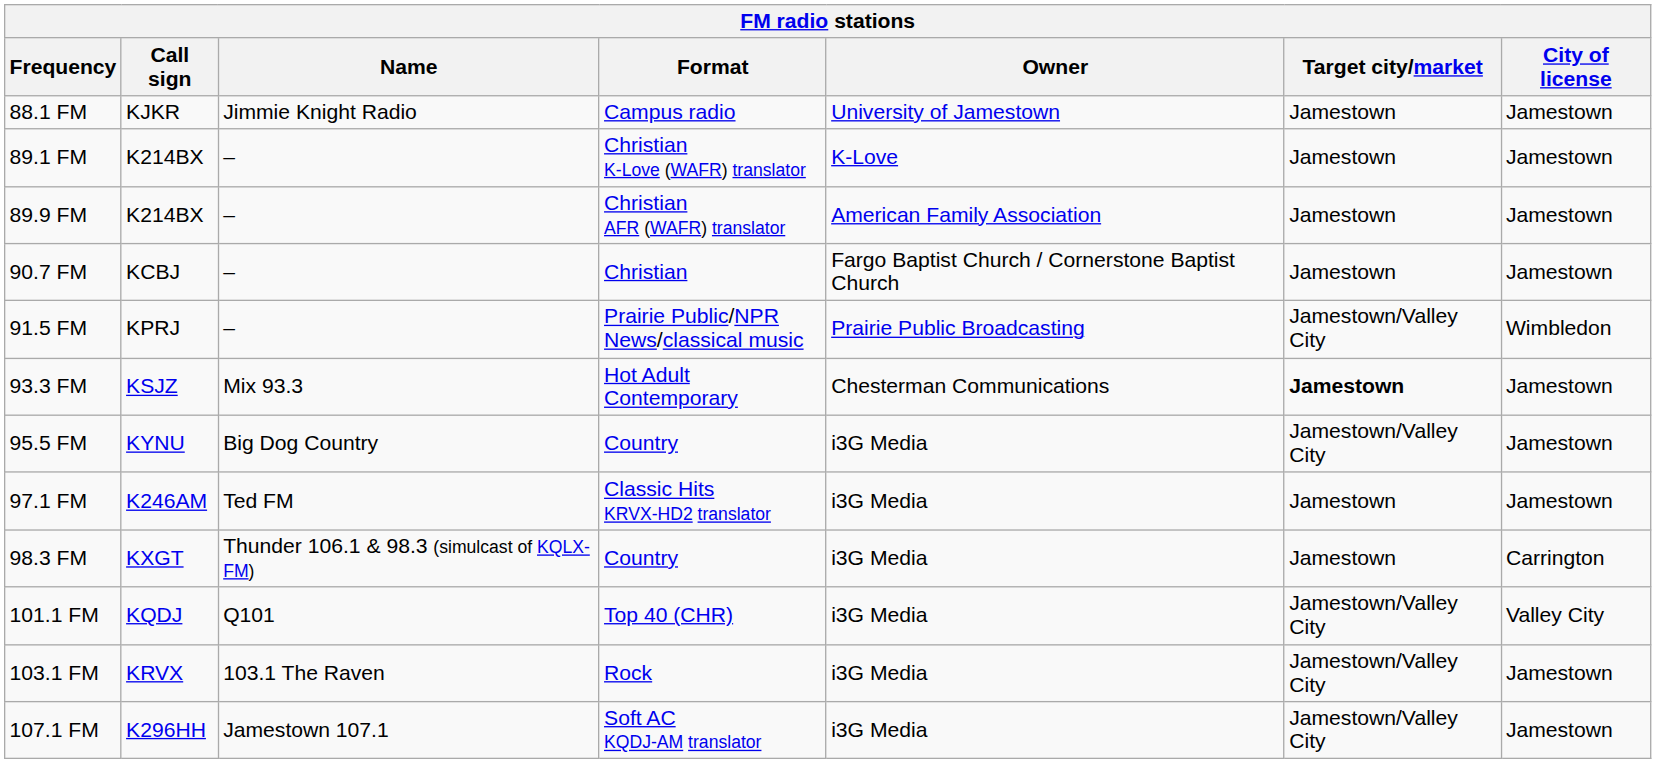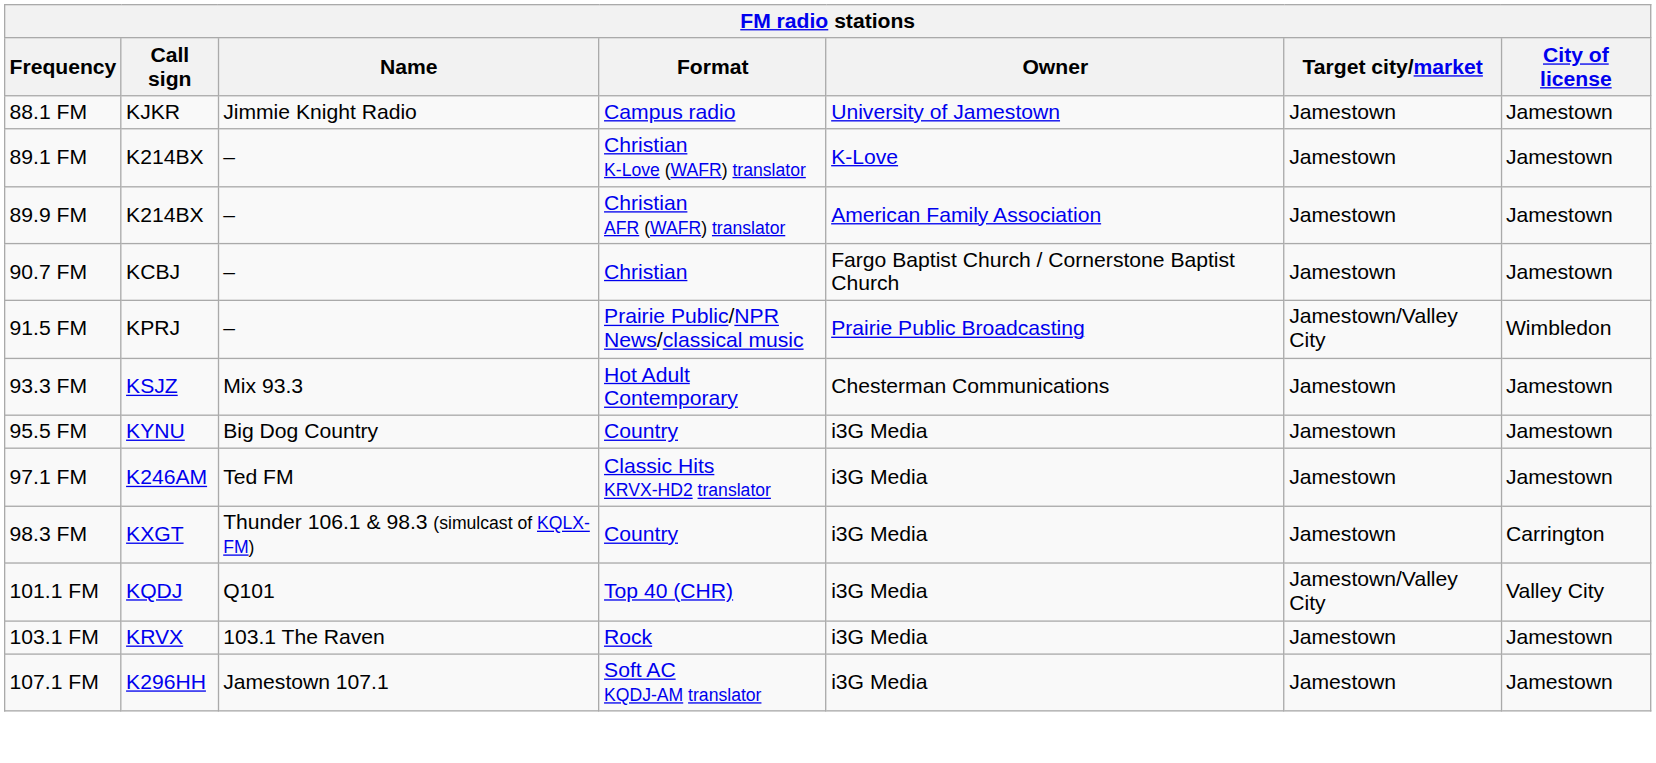(1347, 386) bold -> (1343, 386) normal
(1374, 443) Jamestown/Valley City -> (1343, 431) Jamestown
(1374, 672) Jamestown/Valley City -> (1343, 637) Jamestown
(1374, 729) Jamestown/Valley City -> (1343, 682) Jamestown
